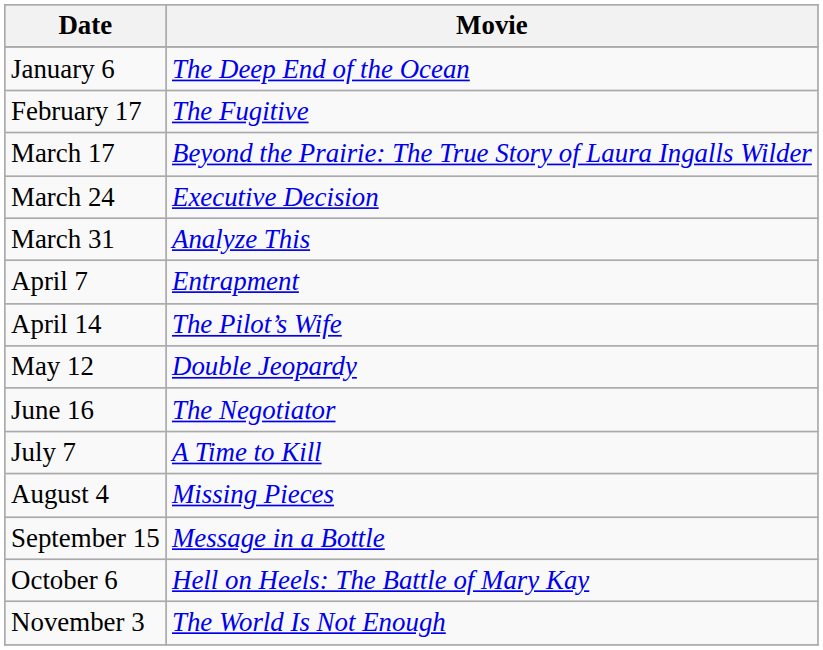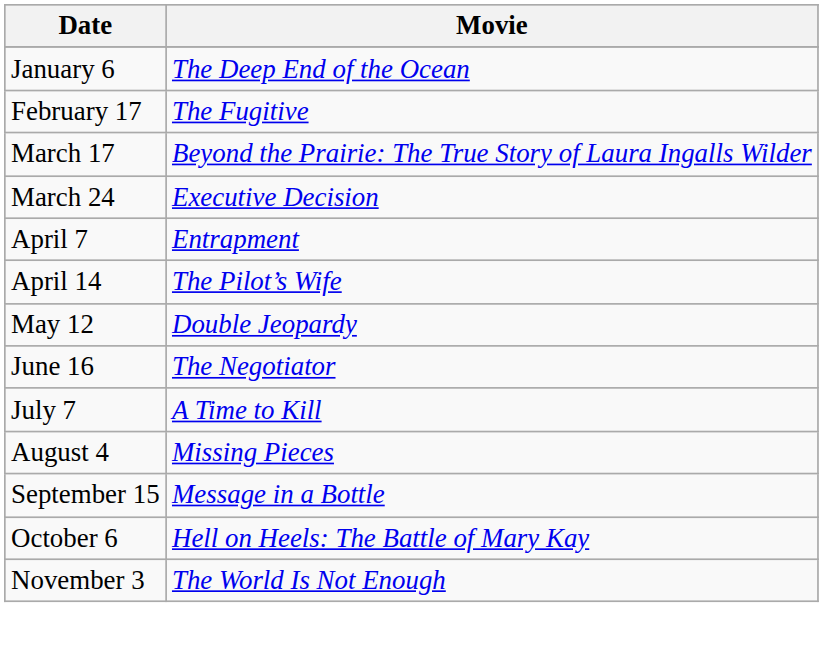- row: (63, 238)
